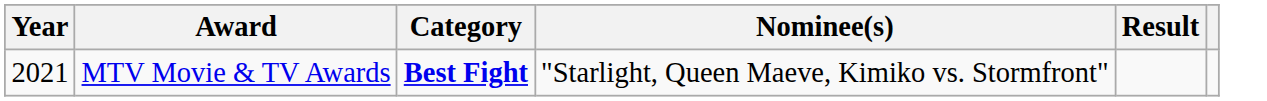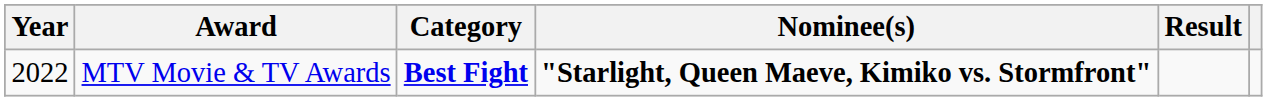(40, 72) 2021 -> (40, 72) 2022
(825, 72) normal -> (846, 72) bold
